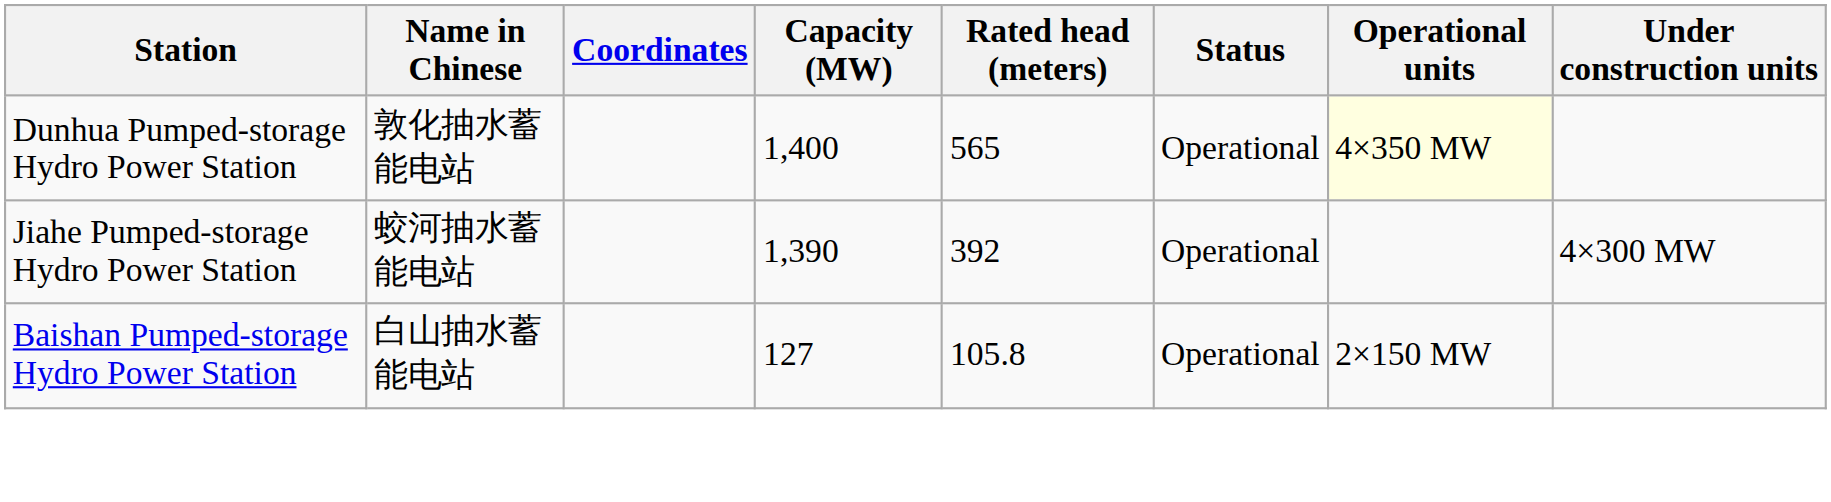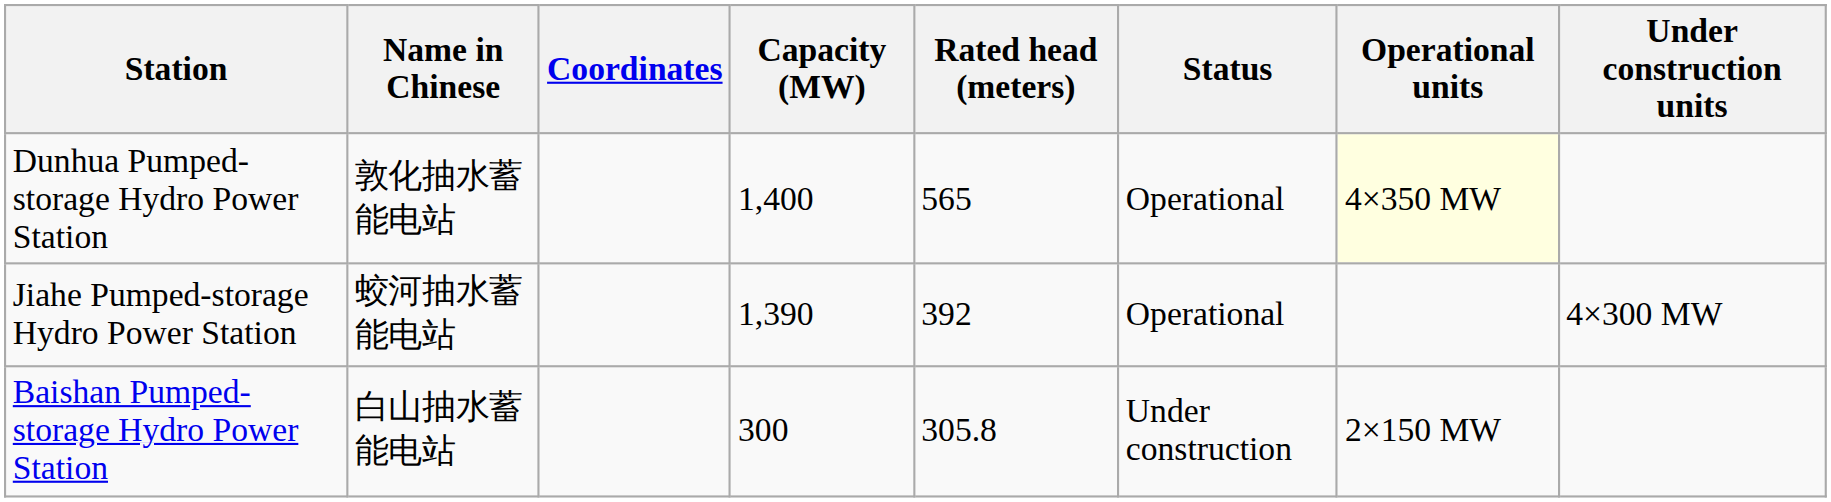(788, 354) 127 -> (763, 430) 300
(988, 354) 105.8 -> (959, 430) 305.8
(1240, 354) Operational -> (1209, 430) Under construction
